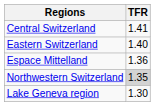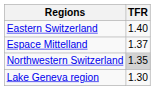- row: (51, 28)
(138, 61) 1.36 -> (138, 45) 1.37
